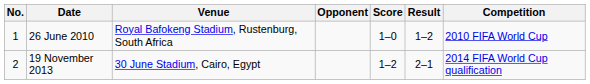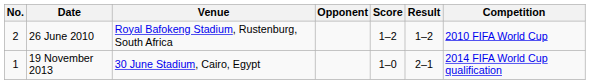(15, 36) 1 -> (15, 36) 2
(388, 36) 1–0 -> (388, 36) 1–2
(15, 65) 2 -> (15, 65) 1
(388, 65) 1–2 -> (388, 65) 1–0
